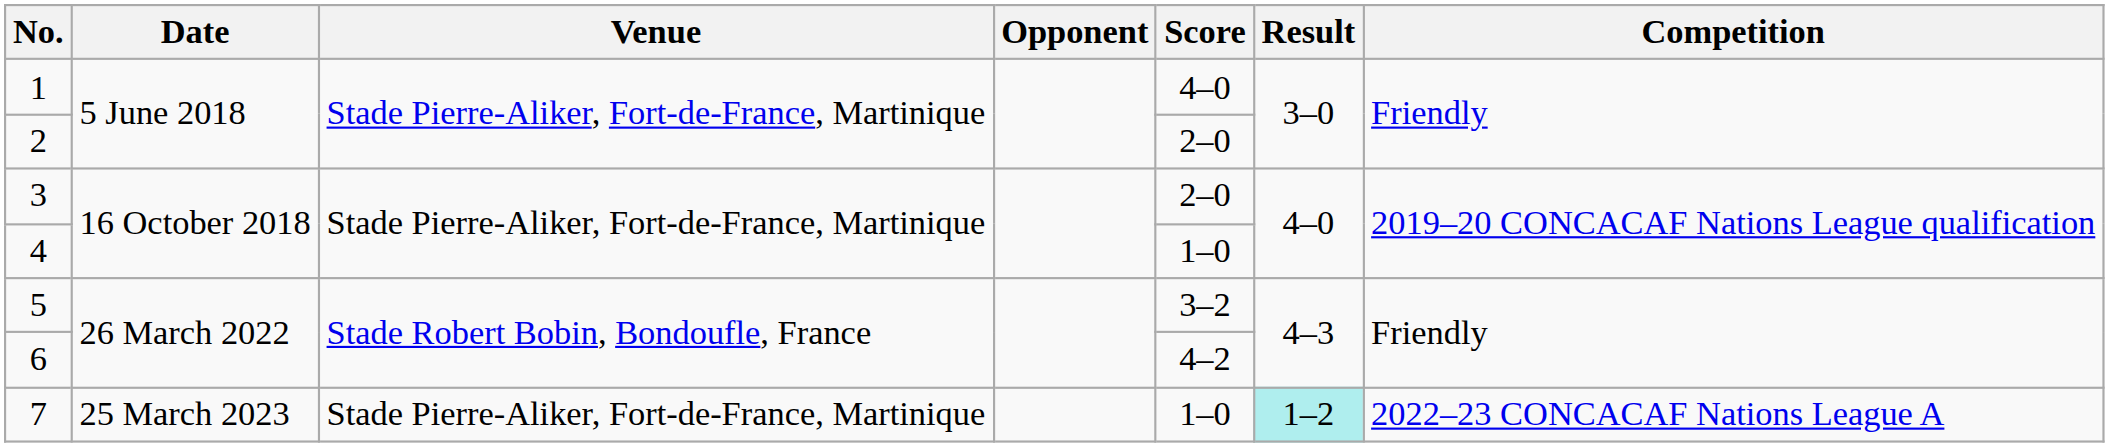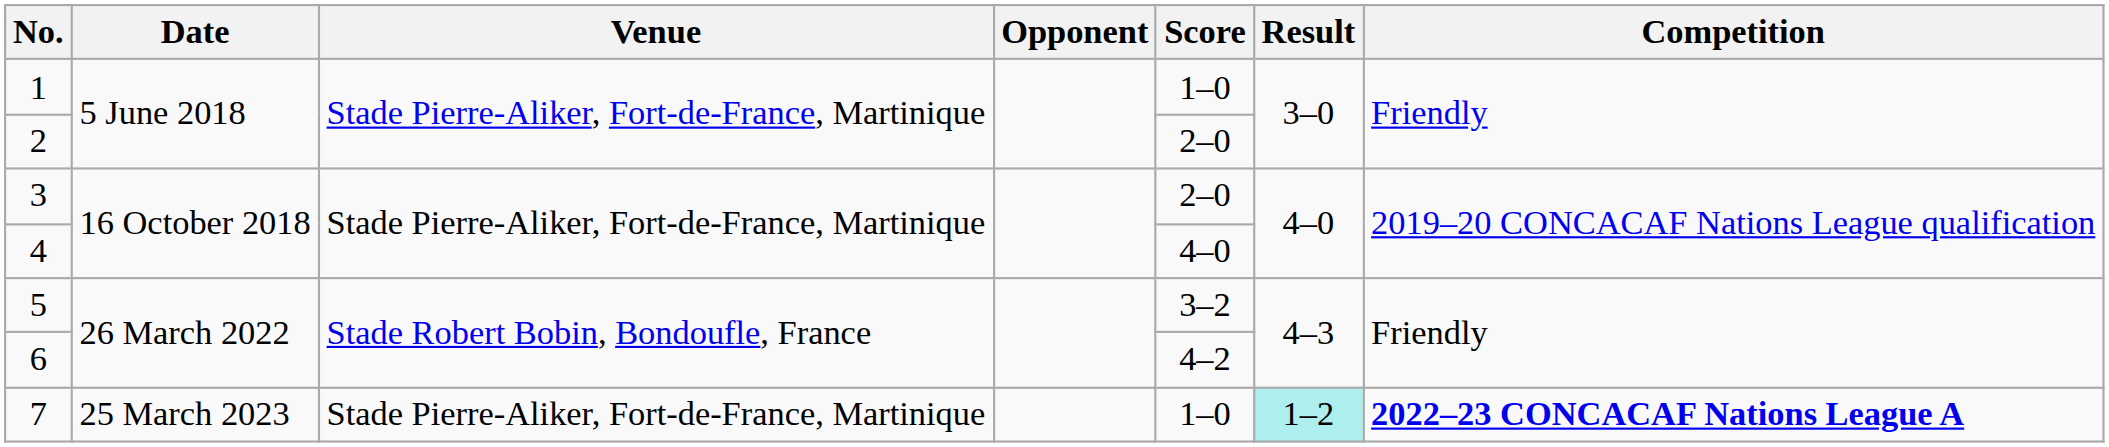(1205, 86) 4–0 -> (1205, 86) 1–0
(1205, 250) 1–0 -> (1205, 250) 4–0
(1658, 413) normal -> (1668, 413) bold
